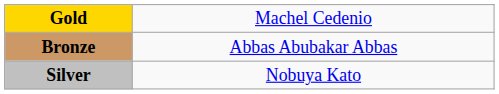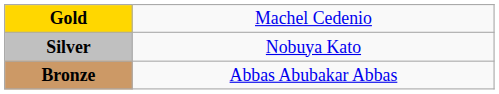rows swapped: (68, 74) <-> (68, 46)
